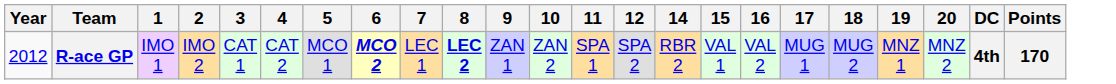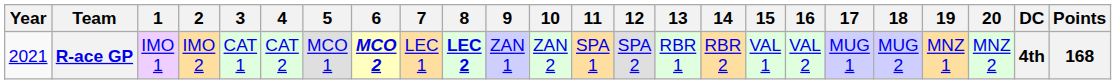+ column: (678, 18)
(28, 55) 2012 -> (28, 55) 2021
(1035, 55) 170 -> (1080, 55) 168
